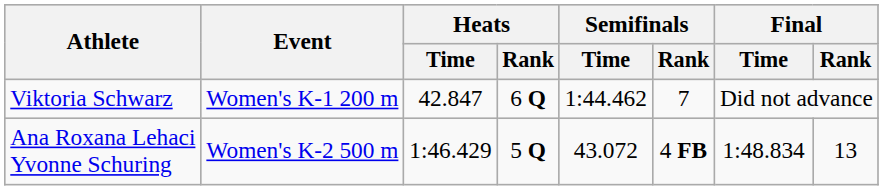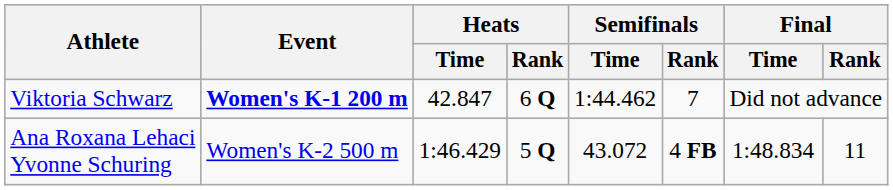(302, 99) normal -> (307, 99) bold
(846, 151) 13 -> (855, 151) 11
